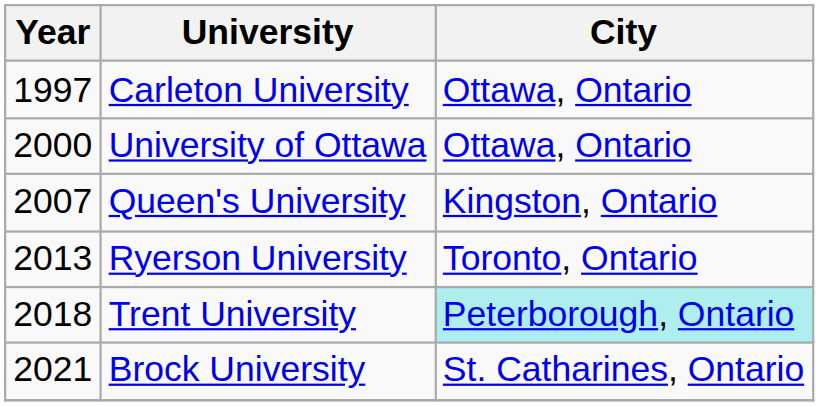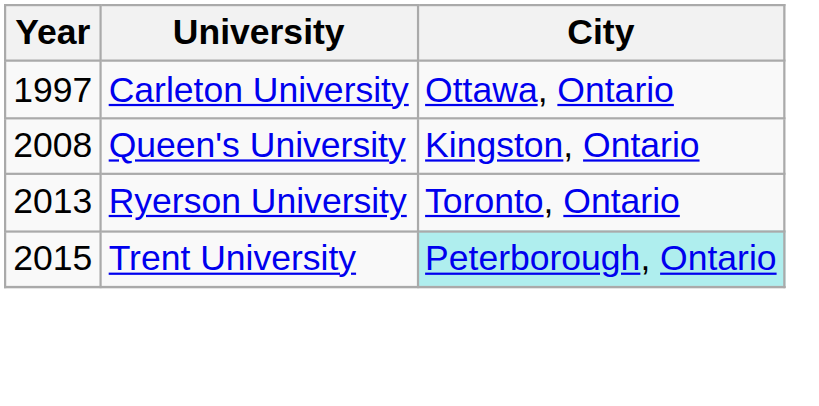- row: (268, 145)
(53, 201) 2007 -> (53, 145) 2008
(53, 314) 2018 -> (53, 257) 2015
- row: (237, 370)
